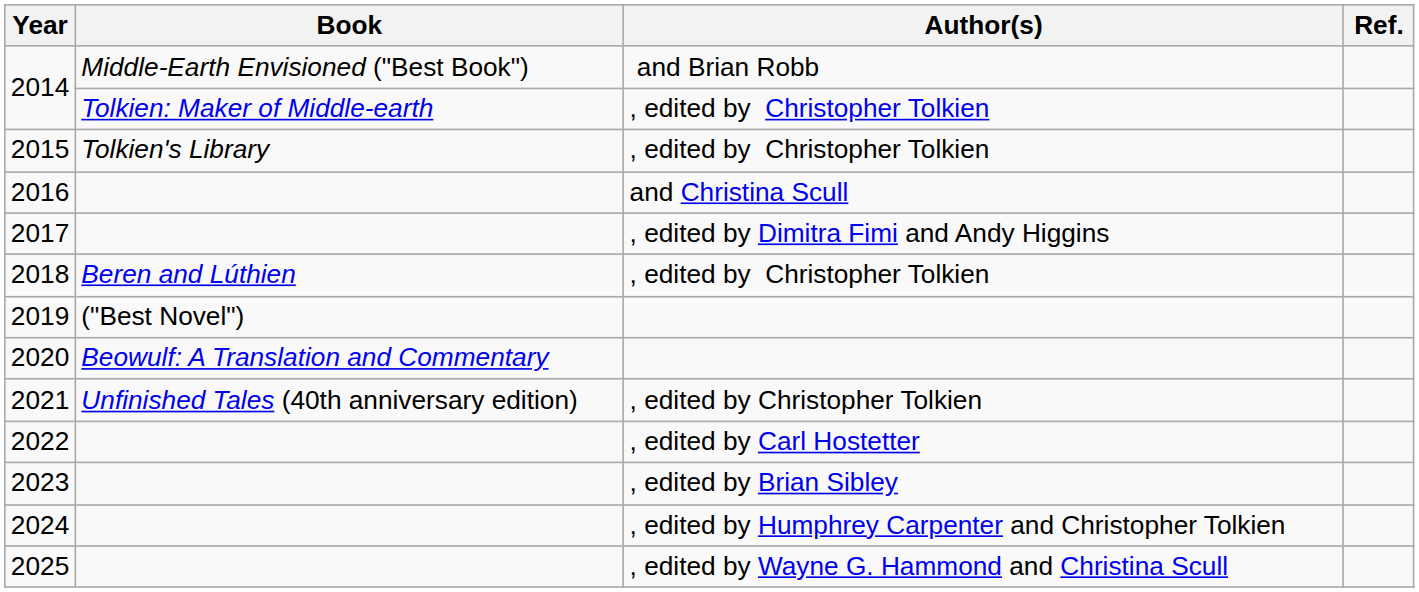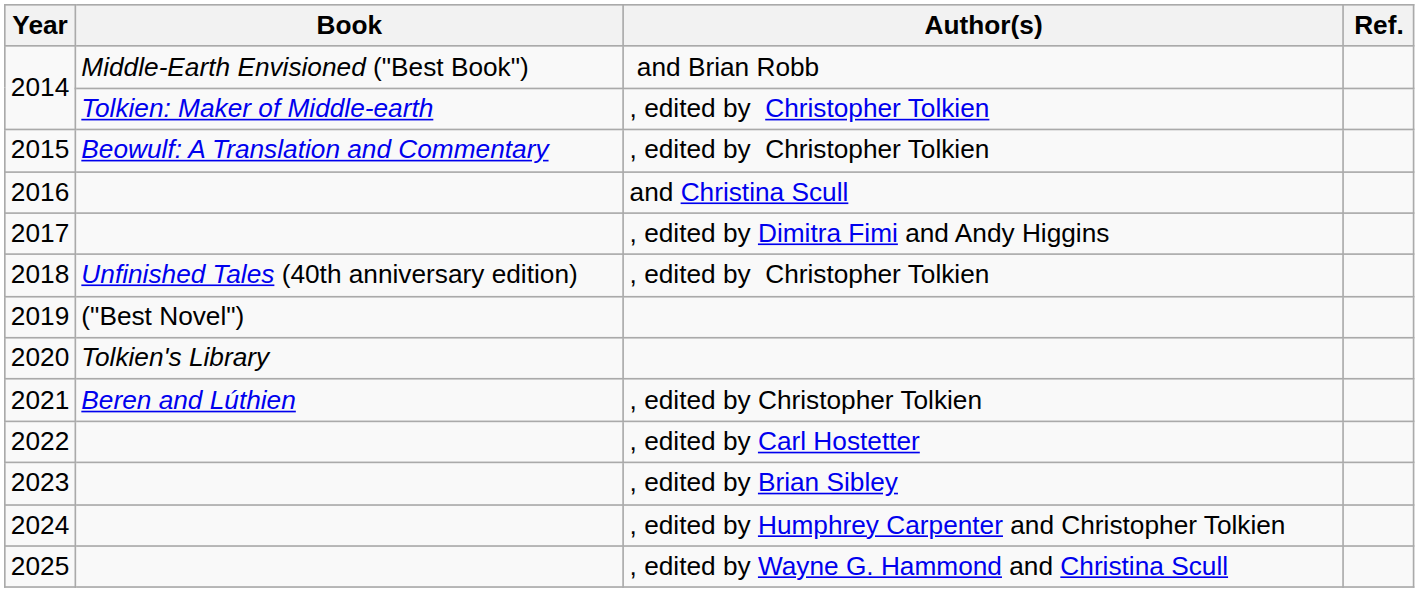(175, 150) Tolkien's Library -> (315, 150) Beowulf: A Translation and Commentary
(189, 274) Beren and Lúthien -> (330, 274) Unfinished Tales (40th anniversary edition)
(315, 358) Beowulf: A Translation and Commentary -> (175, 358) Tolkien's Library
(330, 399) Unfinished Tales (40th anniversary edition) -> (189, 399) Beren and Lúthien
